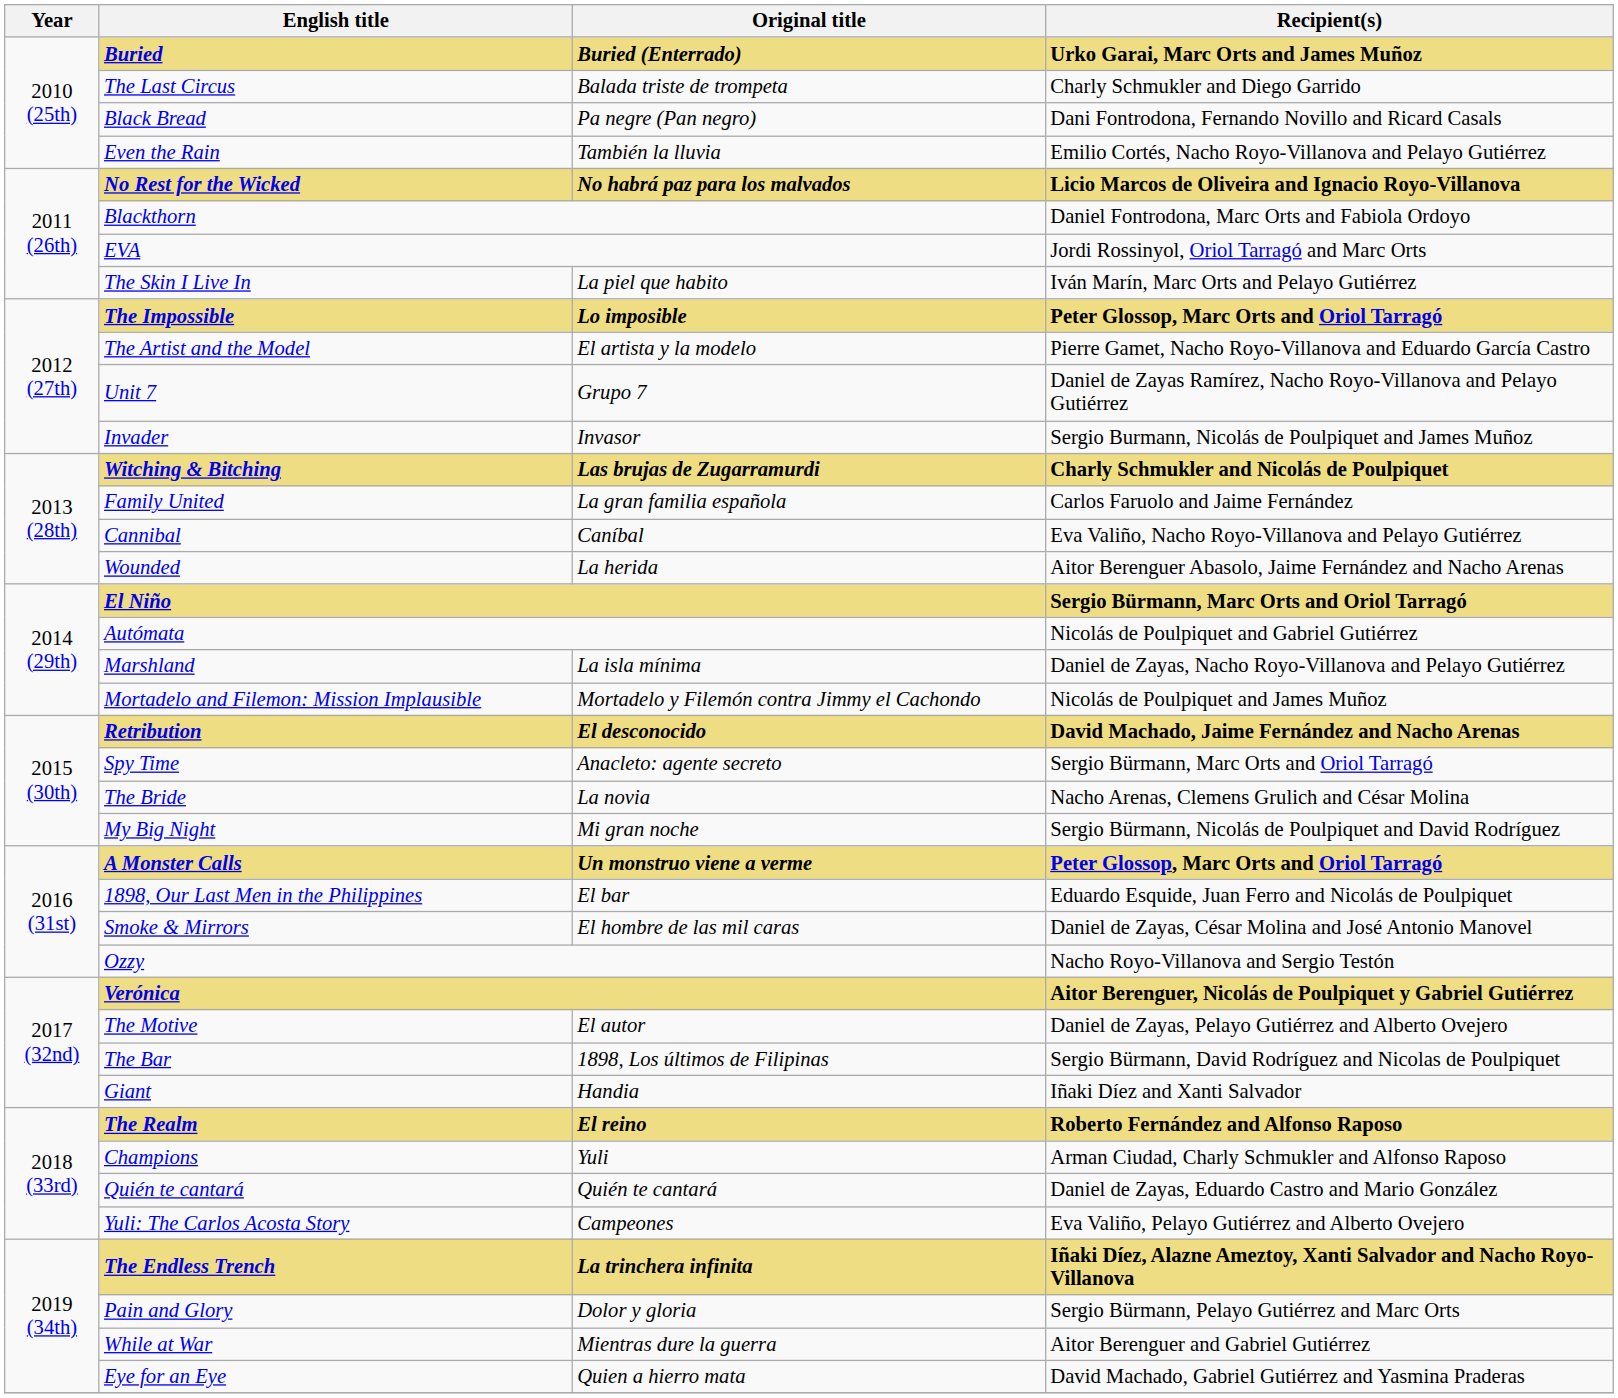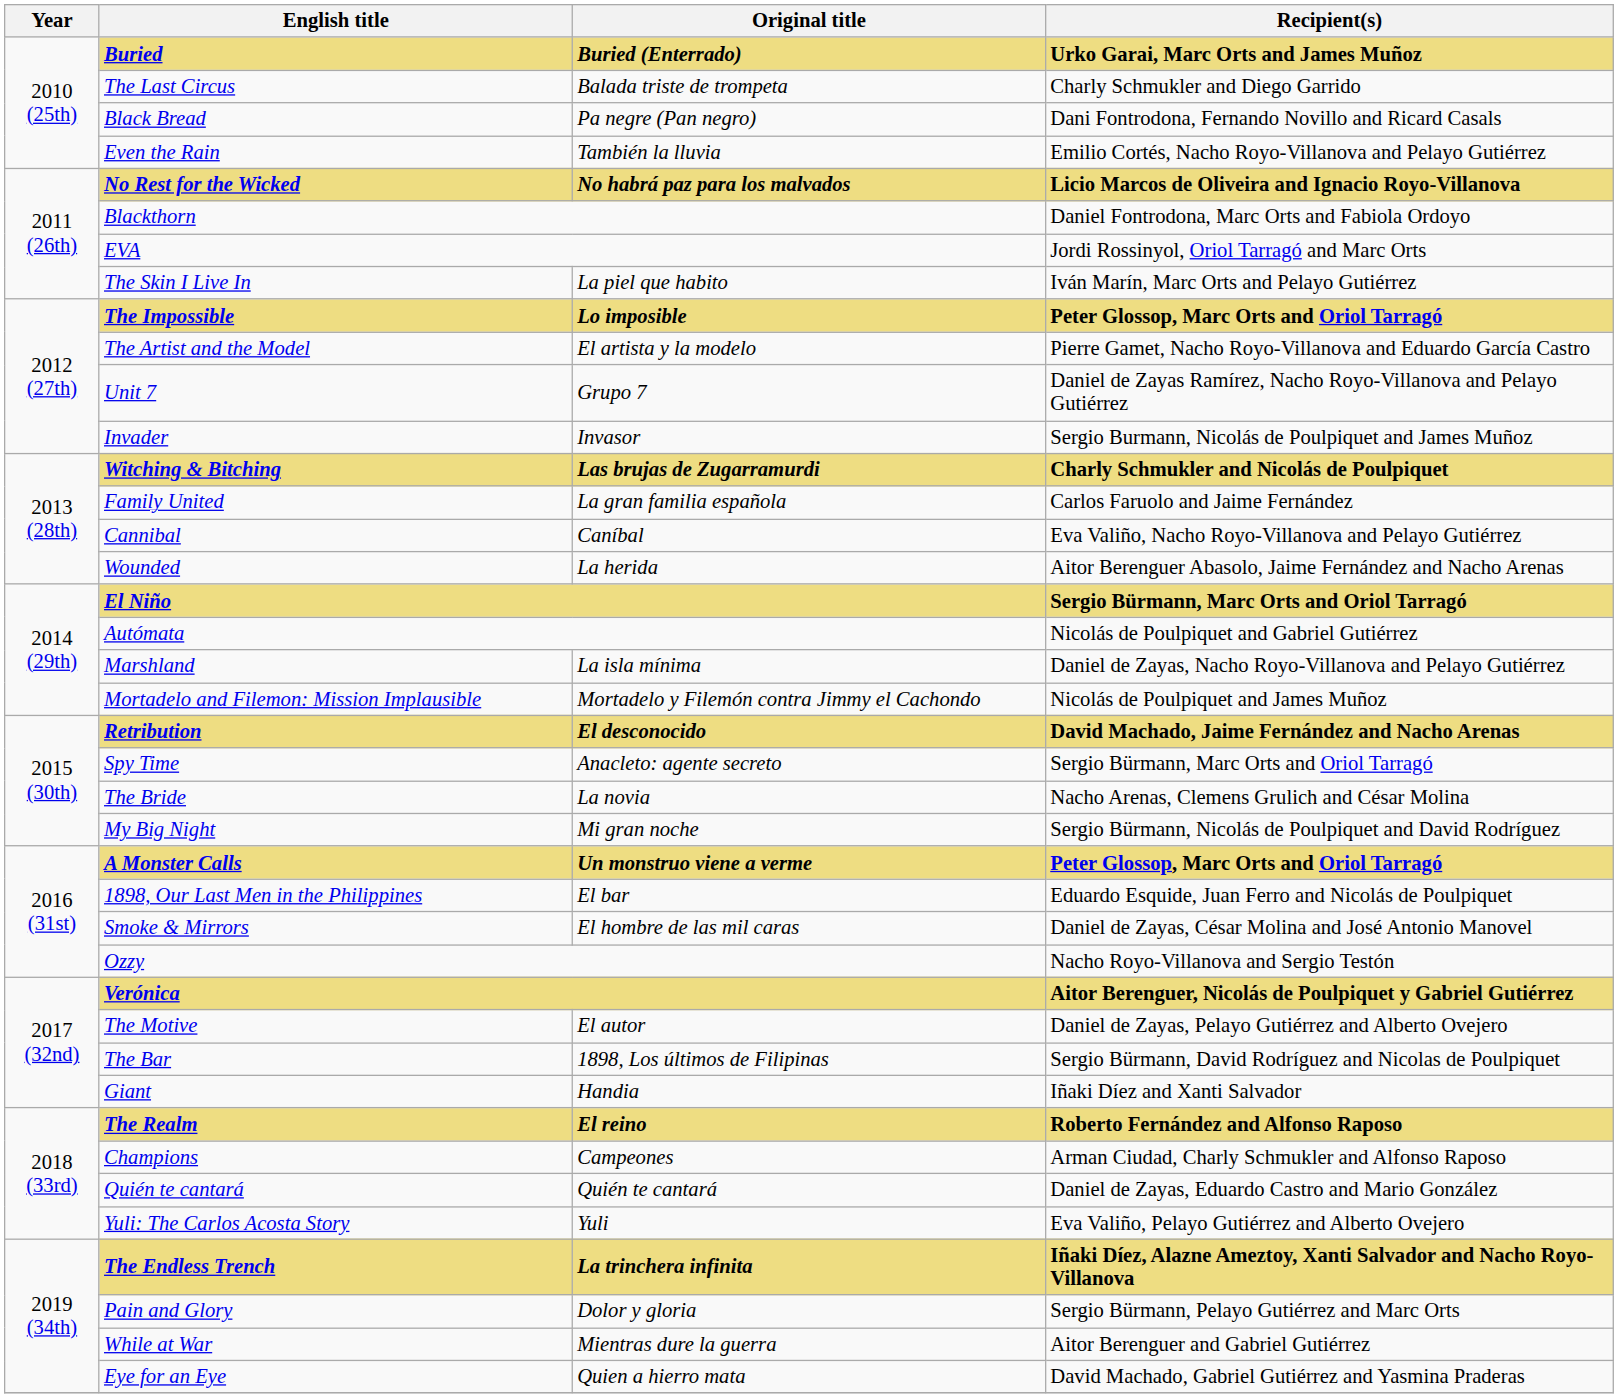(593, 1157) Yuli -> (625, 1157) Campeones
(625, 1222) Campeones -> (593, 1222) Yuli
